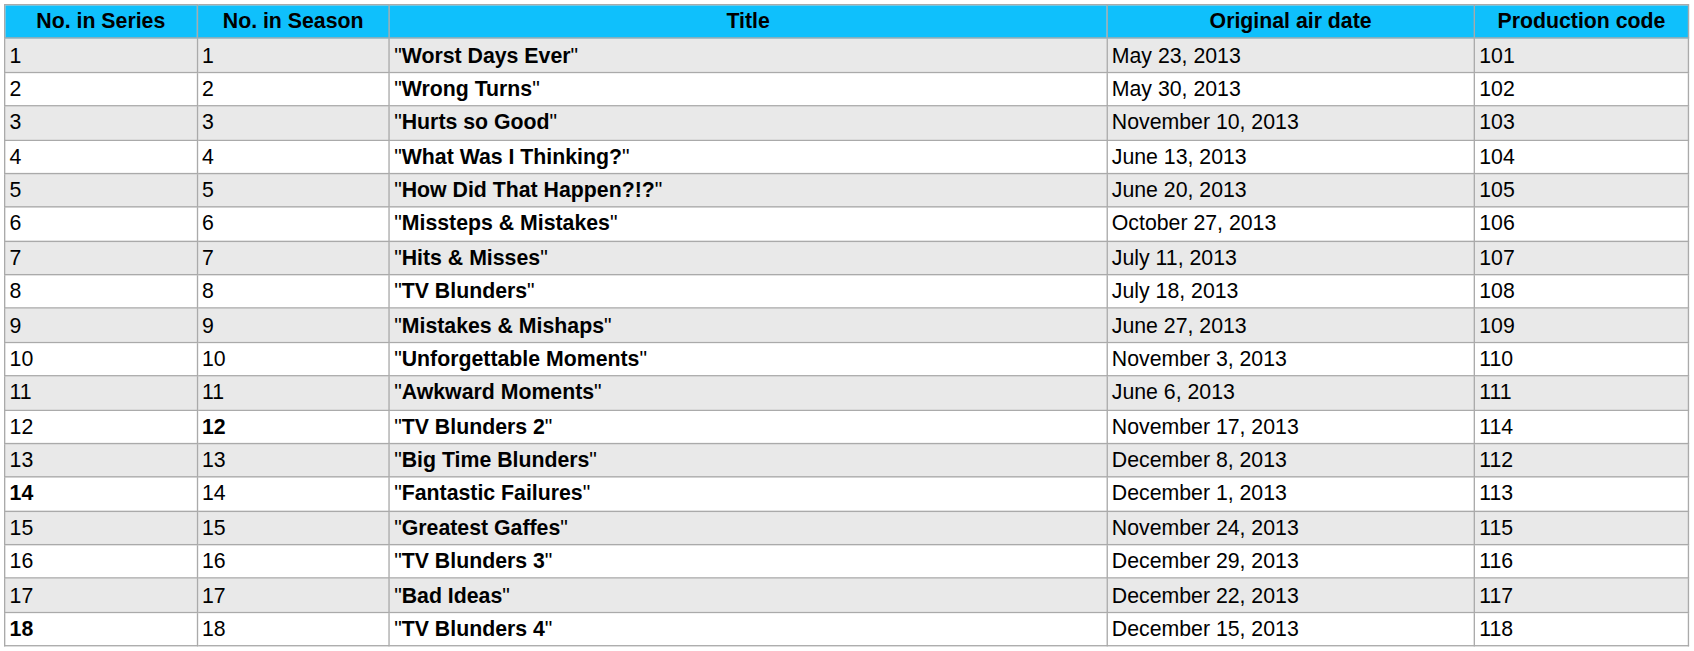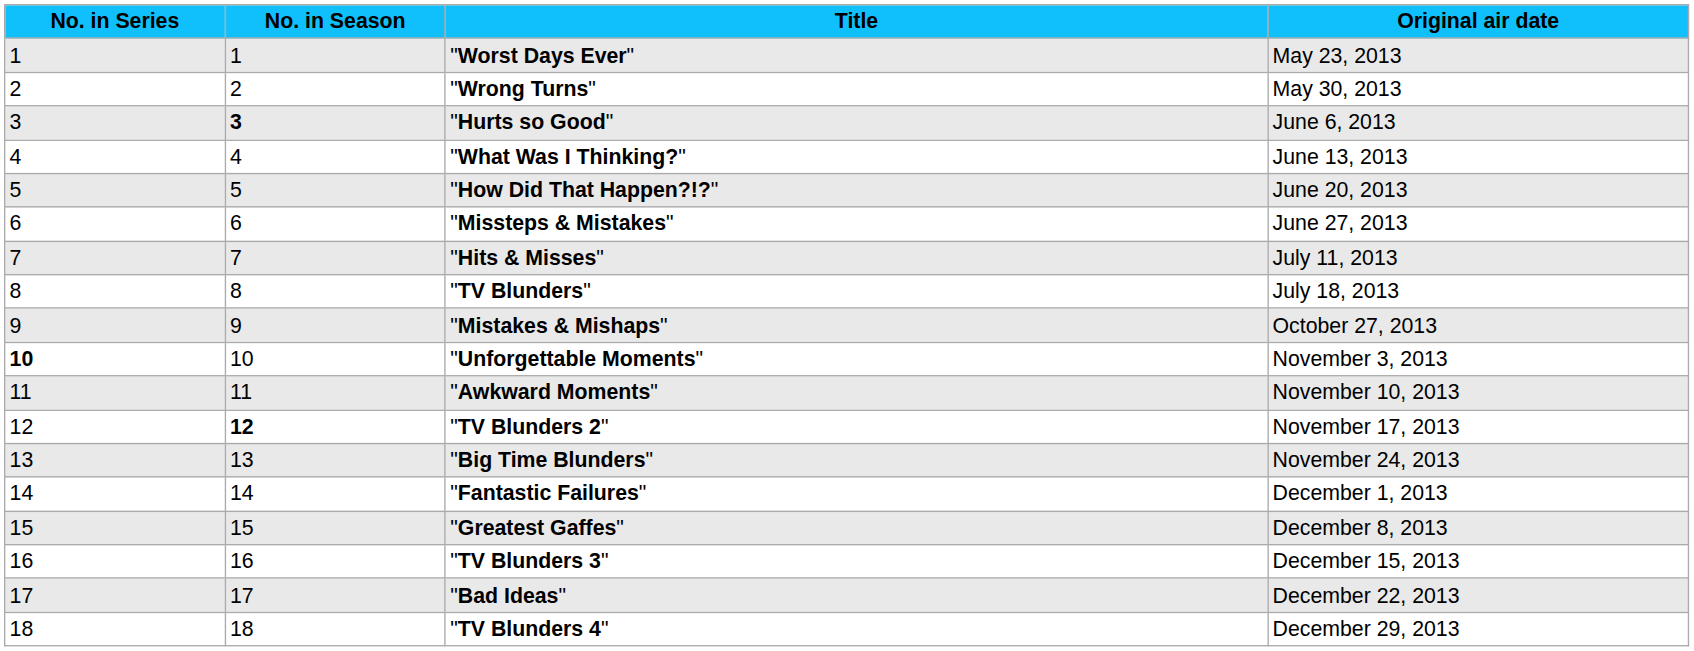- column: (1581, 21)
(208, 122) normal -> (236, 122) bold
(1205, 122) November 10, 2013 -> (1334, 122) June 6, 2013
(1194, 223) October 27, 2013 -> (1340, 223) June 27, 2013
(1179, 325) June 27, 2013 -> (1355, 325) October 27, 2013
(21, 358) normal -> (21, 358) bold
(1173, 392) June 6, 2013 -> (1366, 392) November 10, 2013
(1199, 460) December 8, 2013 -> (1366, 460) November 24, 2013
(21, 493) bold -> (21, 493) normal
(1205, 527) November 24, 2013 -> (1360, 527) December 8, 2013
(1205, 561) December 29, 2013 -> (1366, 561) December 15, 2013
(21, 628) bold -> (21, 628) normal
(1205, 628) December 15, 2013 -> (1366, 628) December 29, 2013
